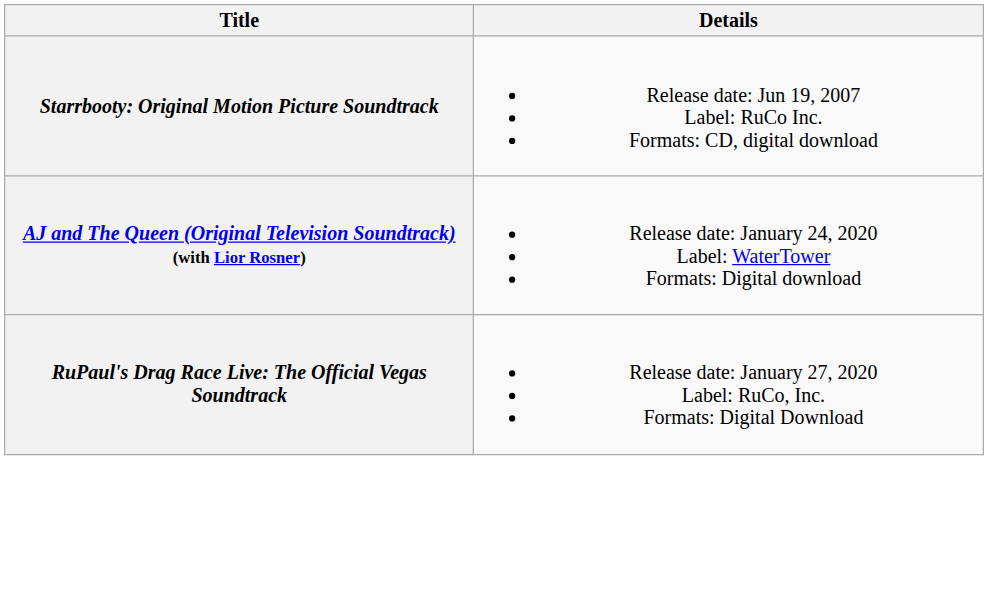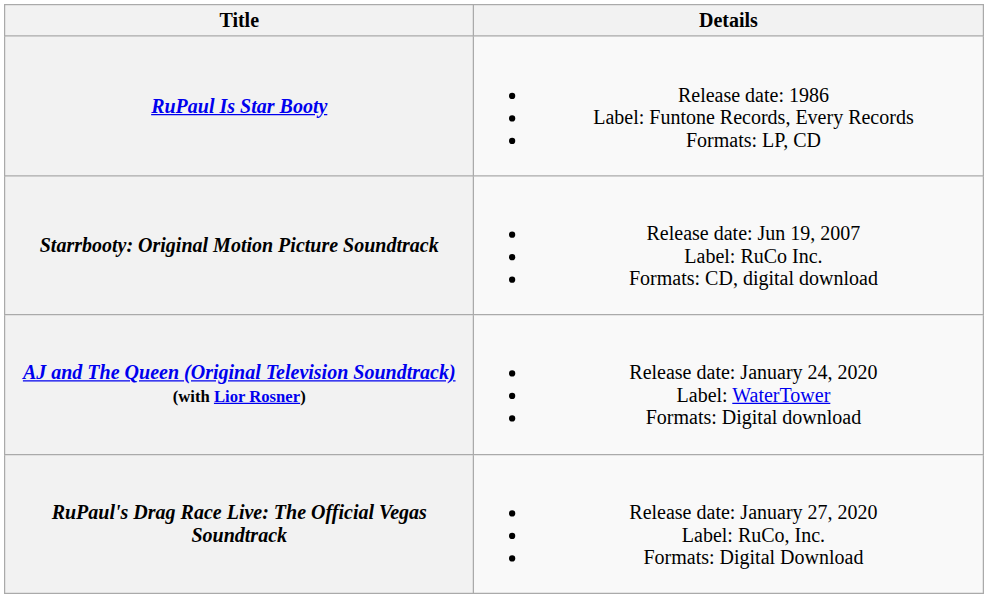+ row: (239, 105)
